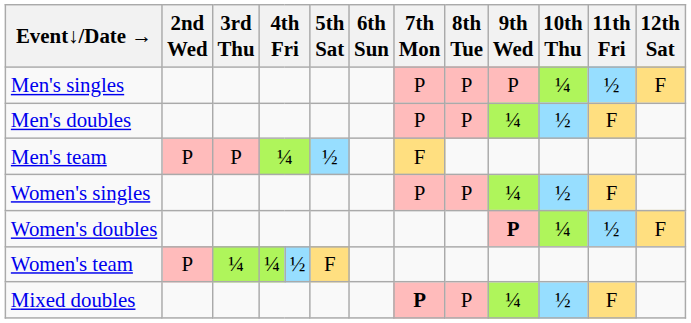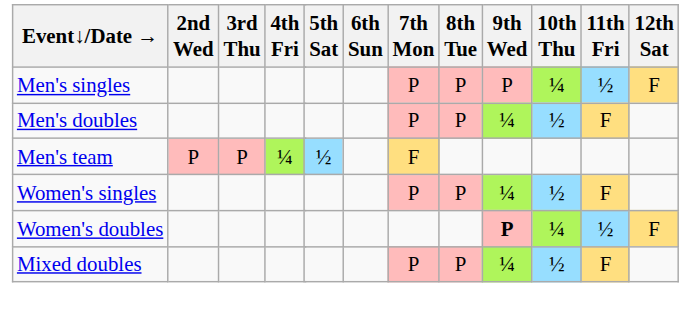- row: (72, 264)
(420, 300) bold -> (413, 264) normal
